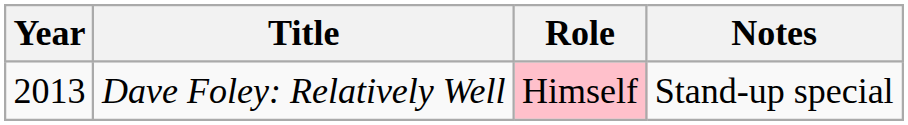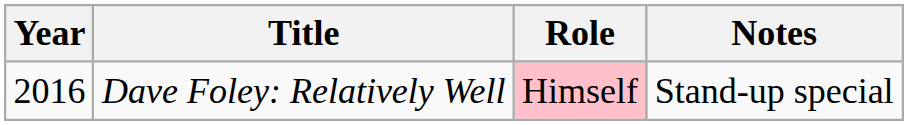(49, 90) 2013 -> (49, 90) 2016
